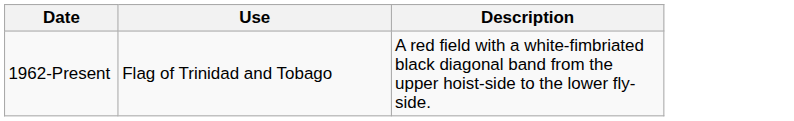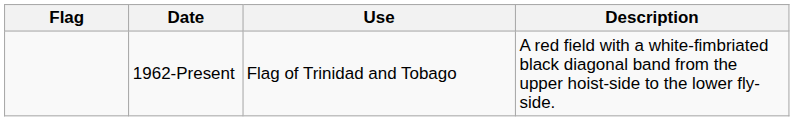+ column: (67, 17)
